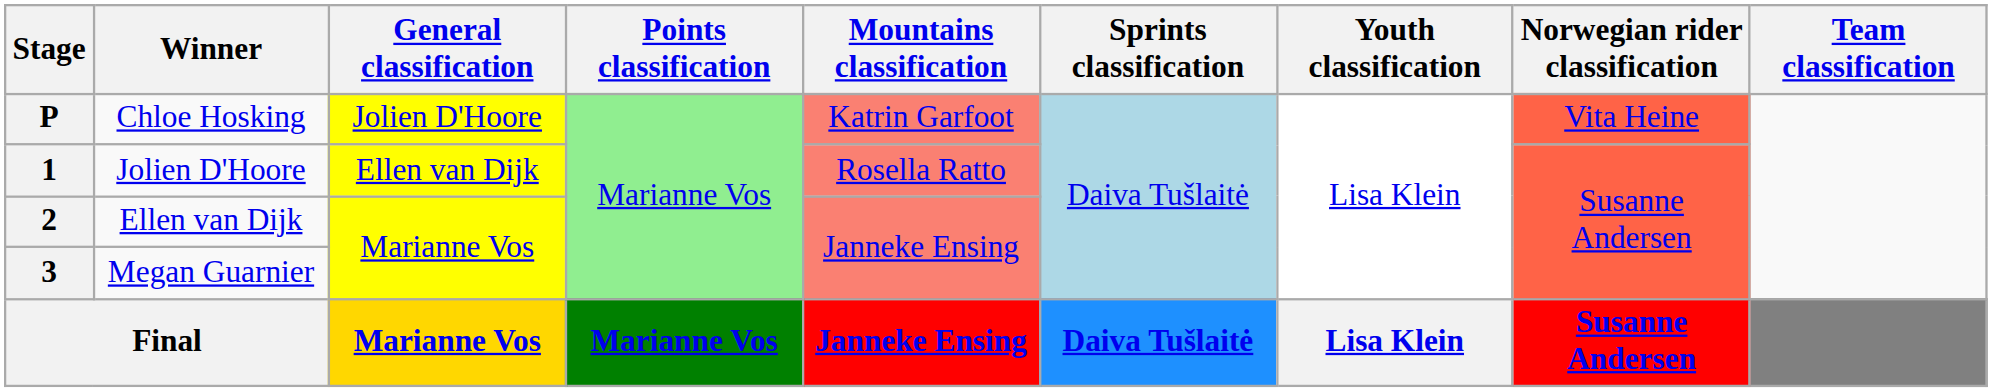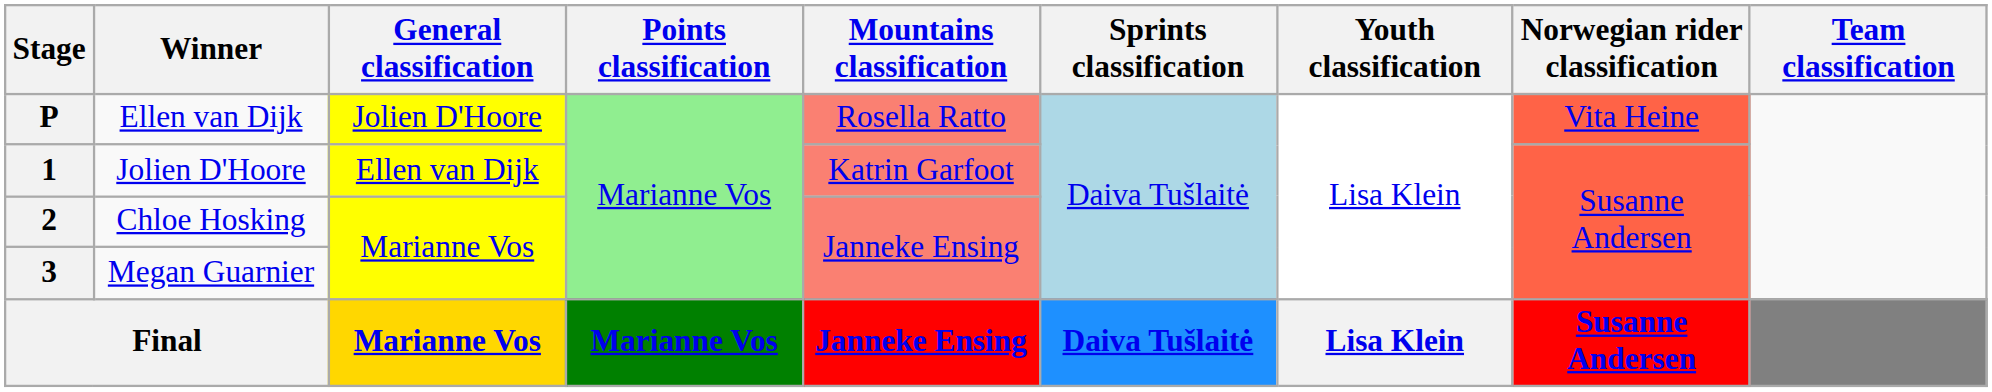(211, 117) Chloe Hosking -> (211, 117) Ellen van Dijk
(921, 117) Katrin Garfoot -> (921, 117) Rosella Ratto
(921, 168) Rosella Ratto -> (921, 168) Katrin Garfoot
(211, 220) Ellen van Dijk -> (211, 220) Chloe Hosking
